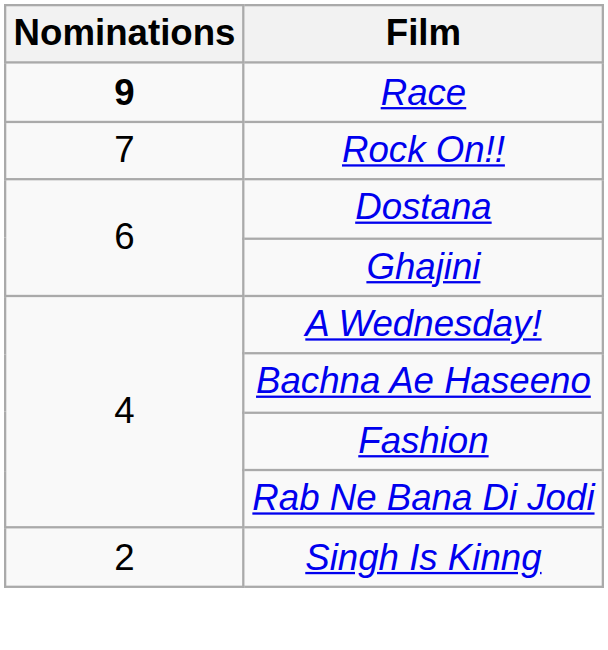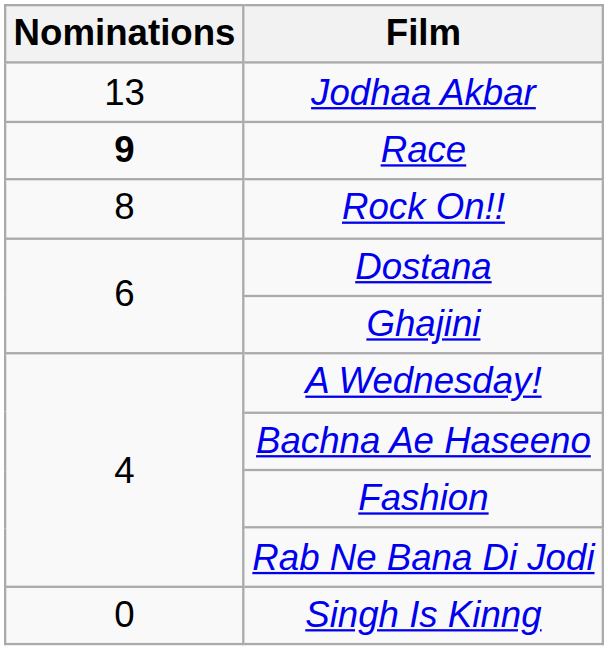+ row: (423, 91)
(125, 149) 7 -> (125, 207) 8
(125, 556) 2 -> (125, 614) 0
